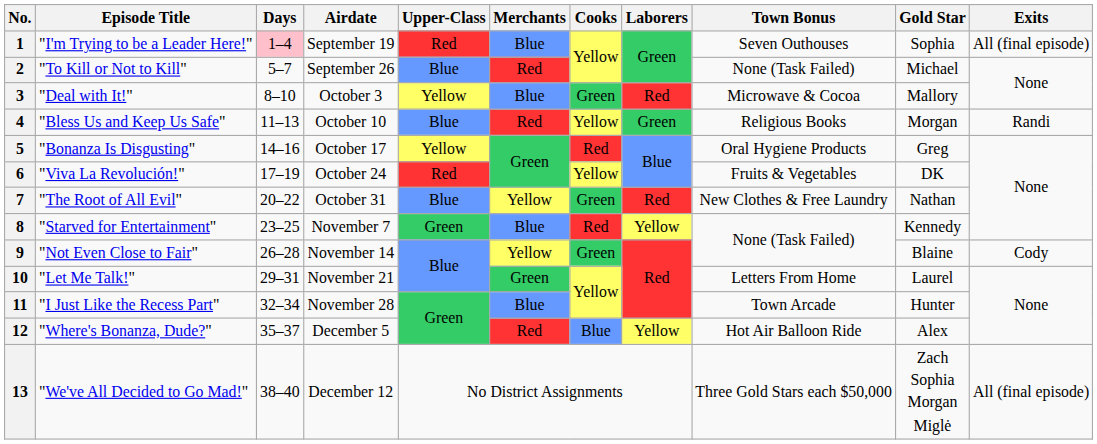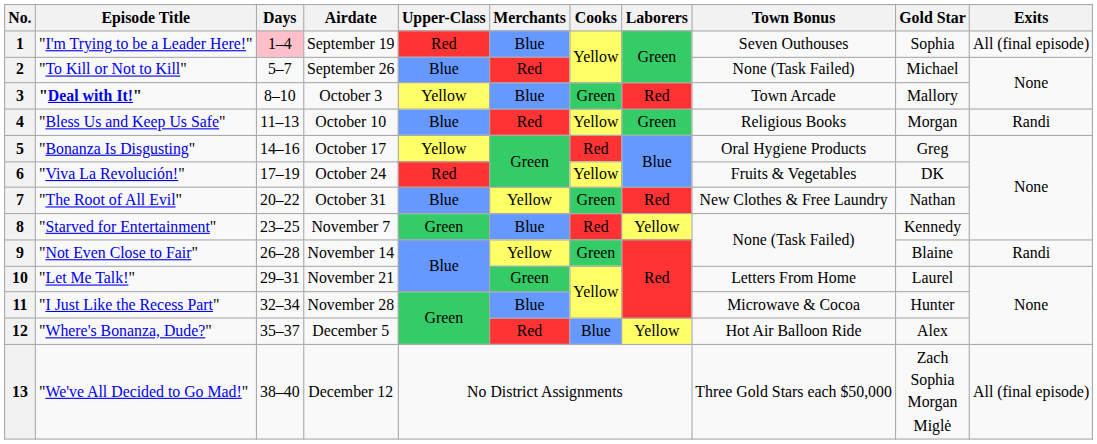(86, 96) normal -> (90, 96) bold
(794, 96) Microwave & Cocoa -> (794, 96) Town Arcade
(1031, 253) Cody -> (1031, 253) Randi
(794, 305) Town Arcade -> (794, 305) Microwave & Cocoa
